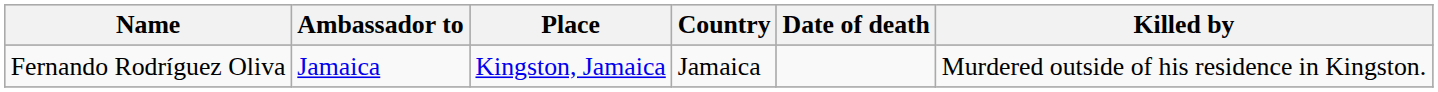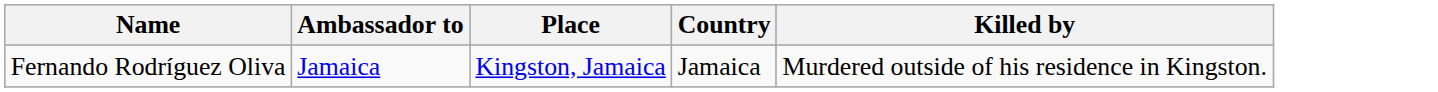- column: (856, 24)
